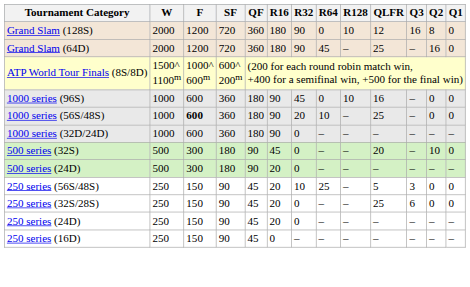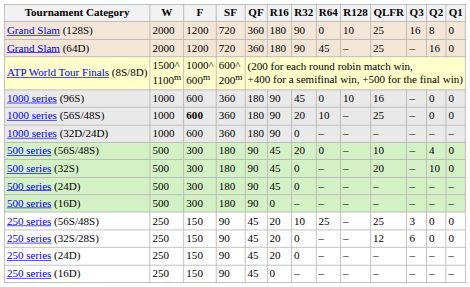(379, 30) 12 -> (379, 30) 25
+ row: (53, 151)
(275, 168) 20 -> (275, 186) 45
+ row: (44, 203)
(376, 186) 5 -> (379, 221) 25
(379, 203) 25 -> (379, 238) 12
